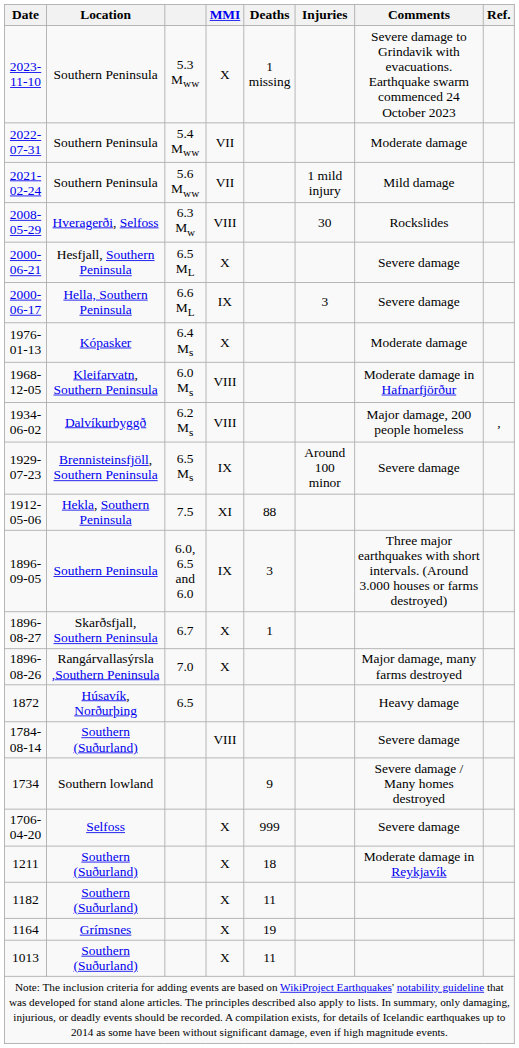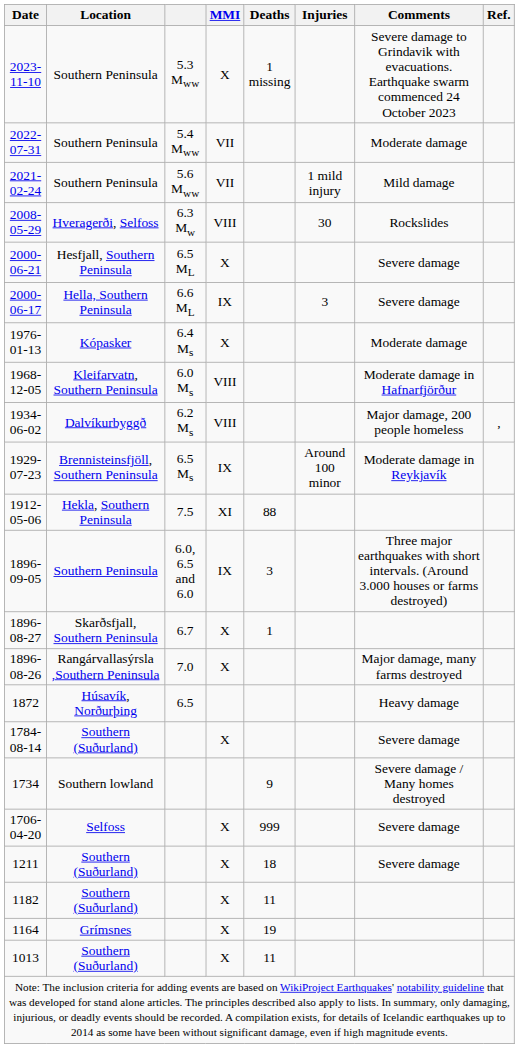(419, 468) Severe damage -> (419, 468) Moderate damage in Reykjavík
(225, 739) VIII -> (225, 739) X
(419, 864) Moderate damage in Reykjavík -> (419, 864) Severe damage
